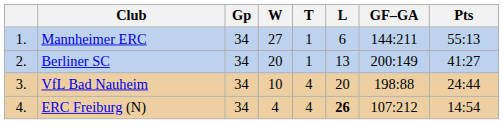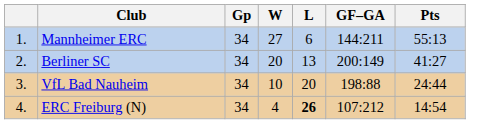- column: (309, 15)
